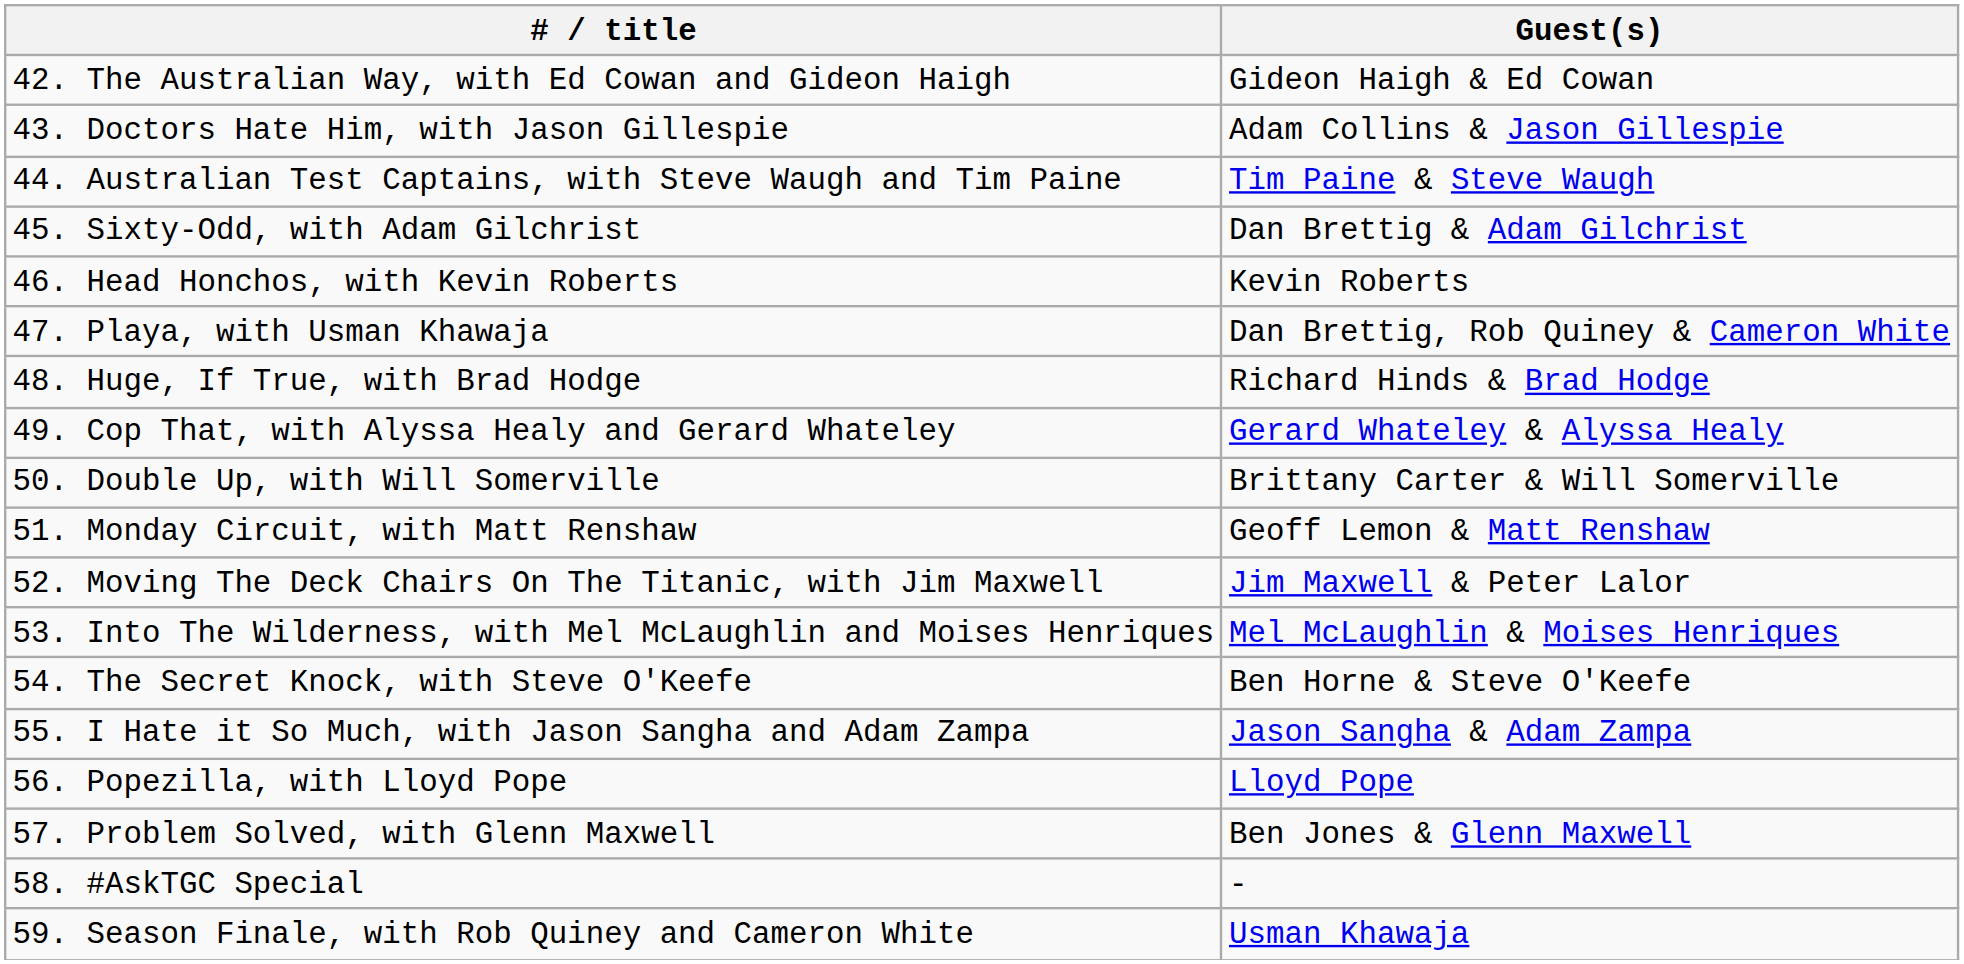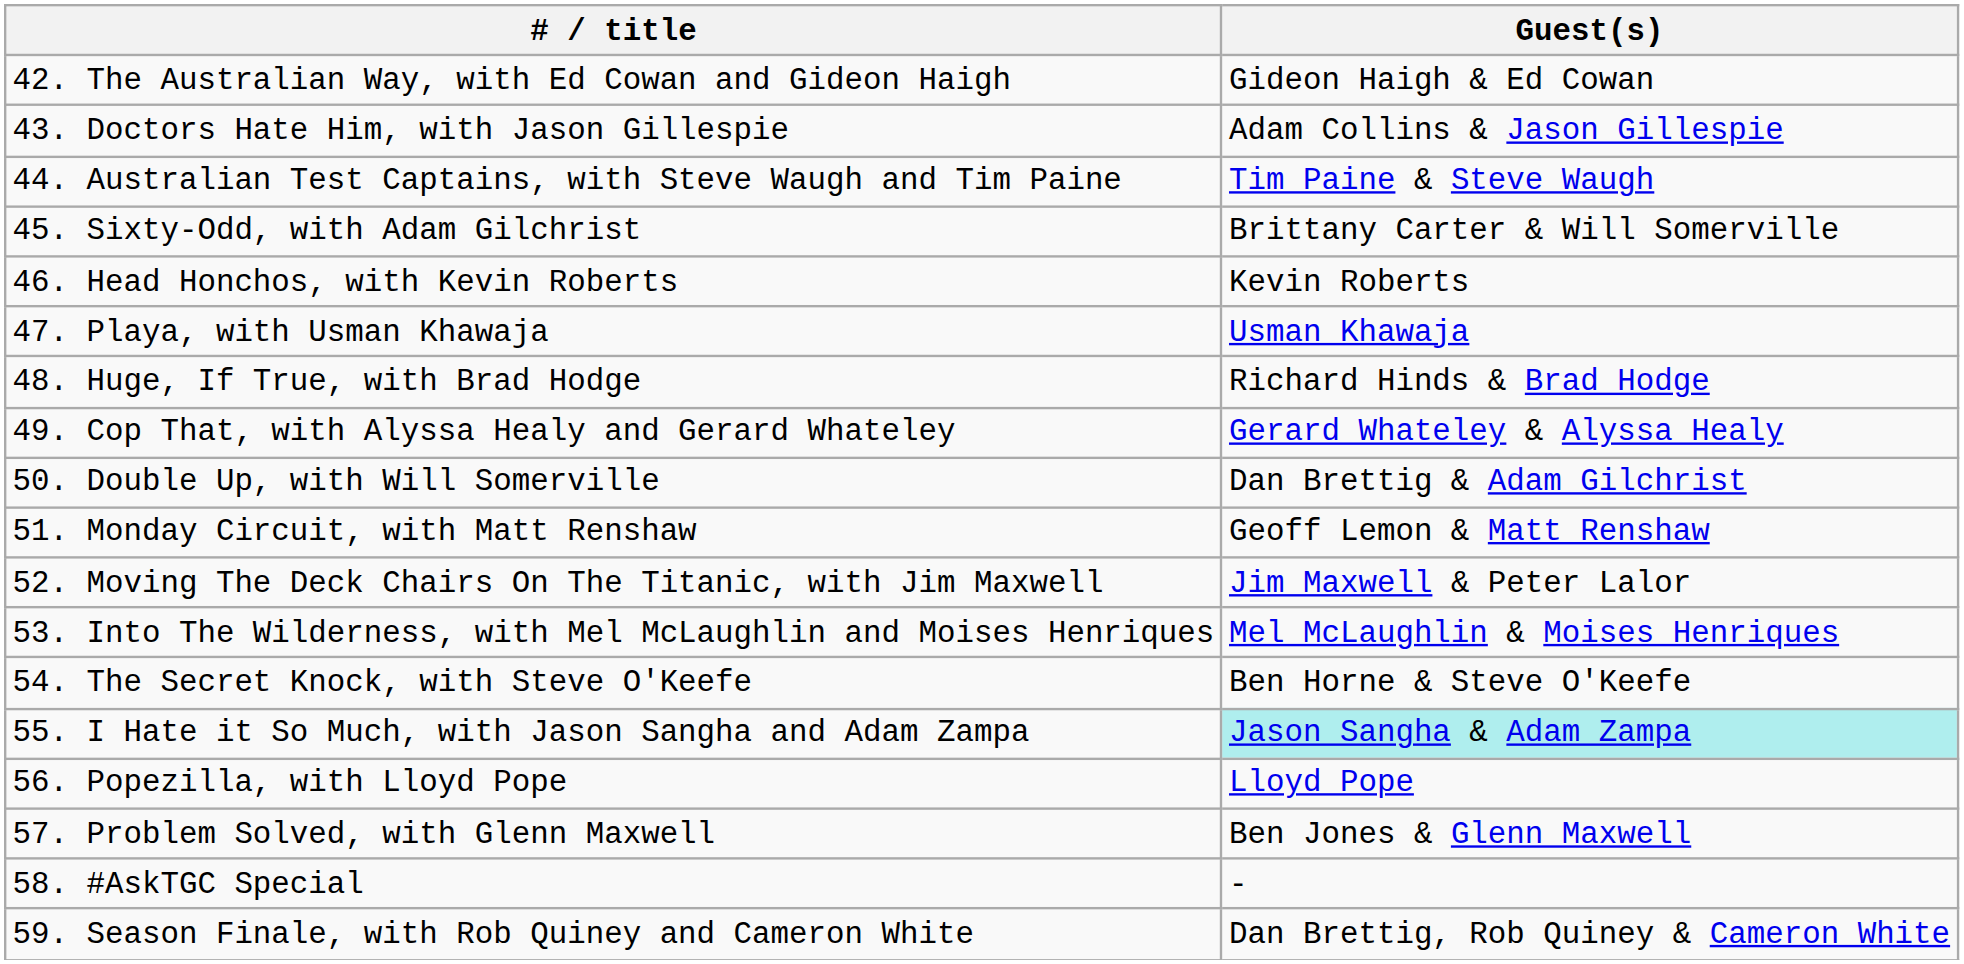(1488, 231) Dan Brettig & Adam Gilchrist -> (1534, 231) Brittany Carter & Will Somerville
(1590, 332) Dan Brettig, Rob Quiney & Cameron White -> (1349, 332) Usman Khawaja
(1534, 482) Brittany Carter & Will Somerville -> (1488, 482) Dan Brettig & Adam Gilchrist
(1460, 733) no background -> (1460, 733) paleturquoise background
(1349, 934) Usman Khawaja -> (1590, 934) Dan Brettig, Rob Quiney & Cameron White
